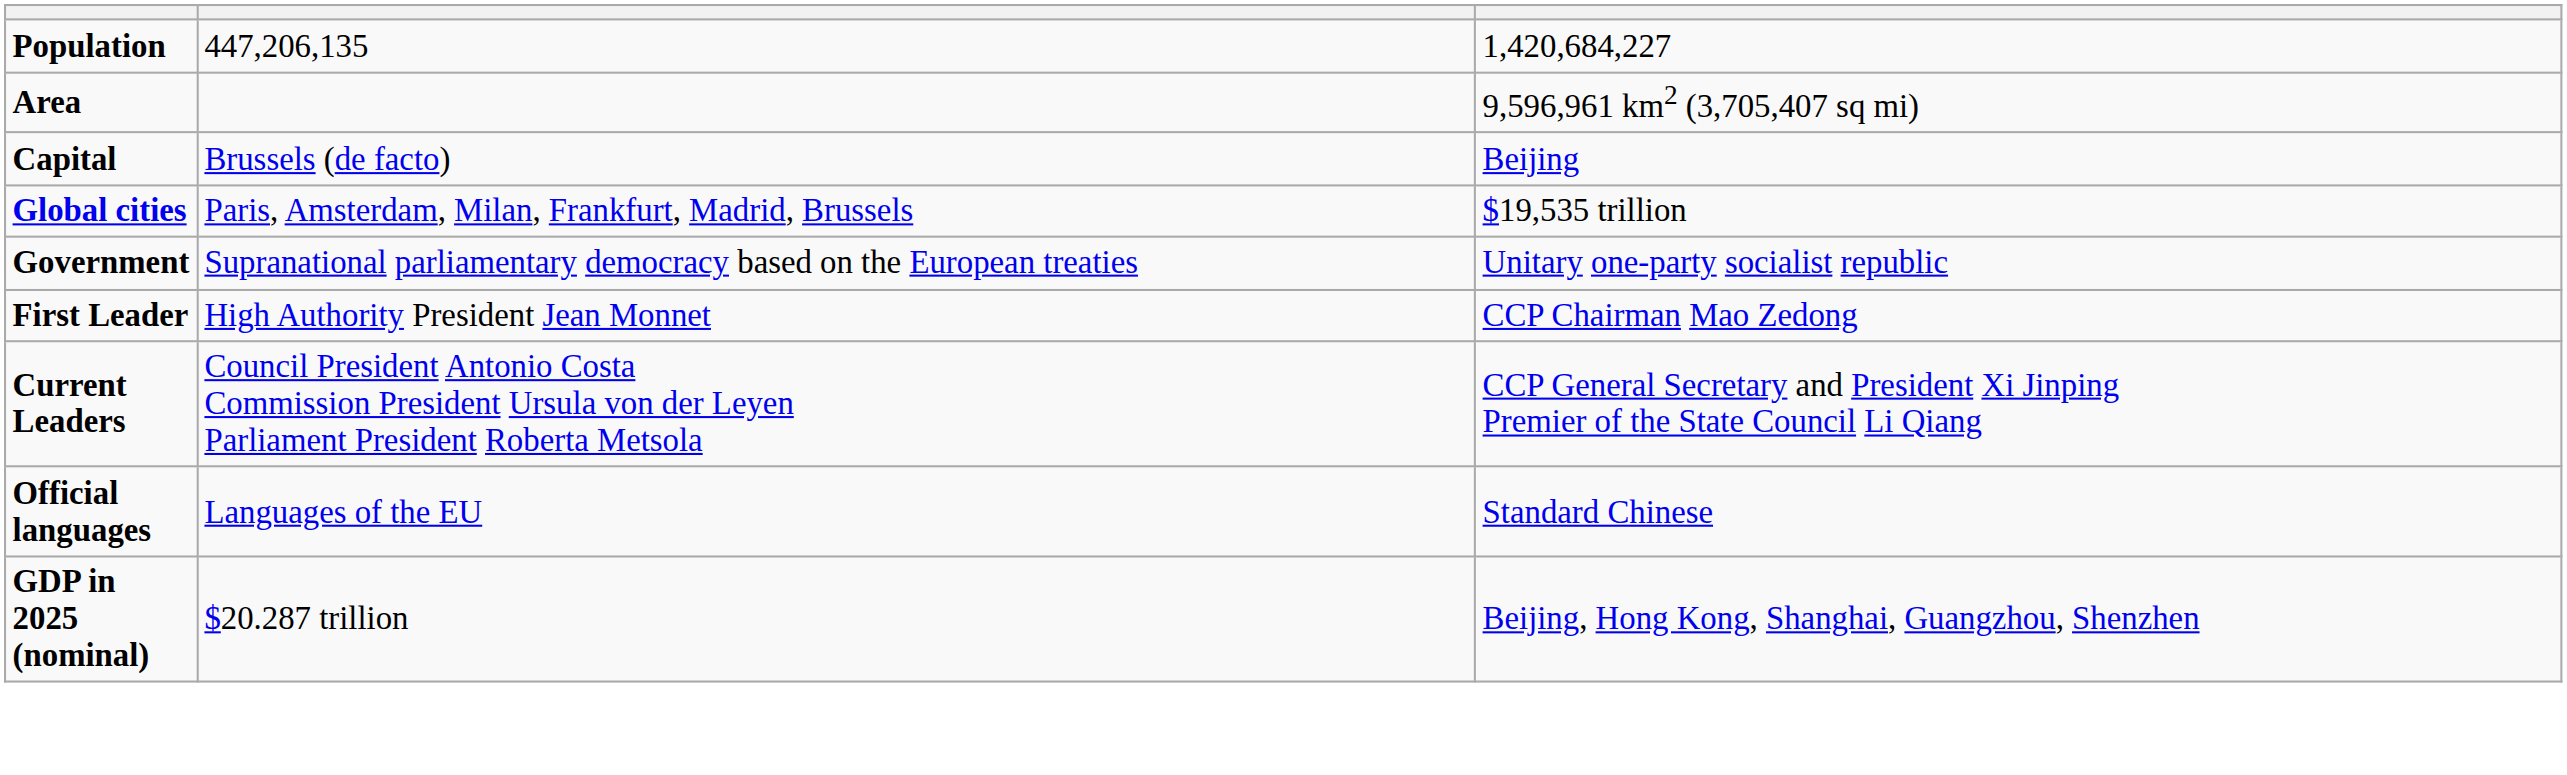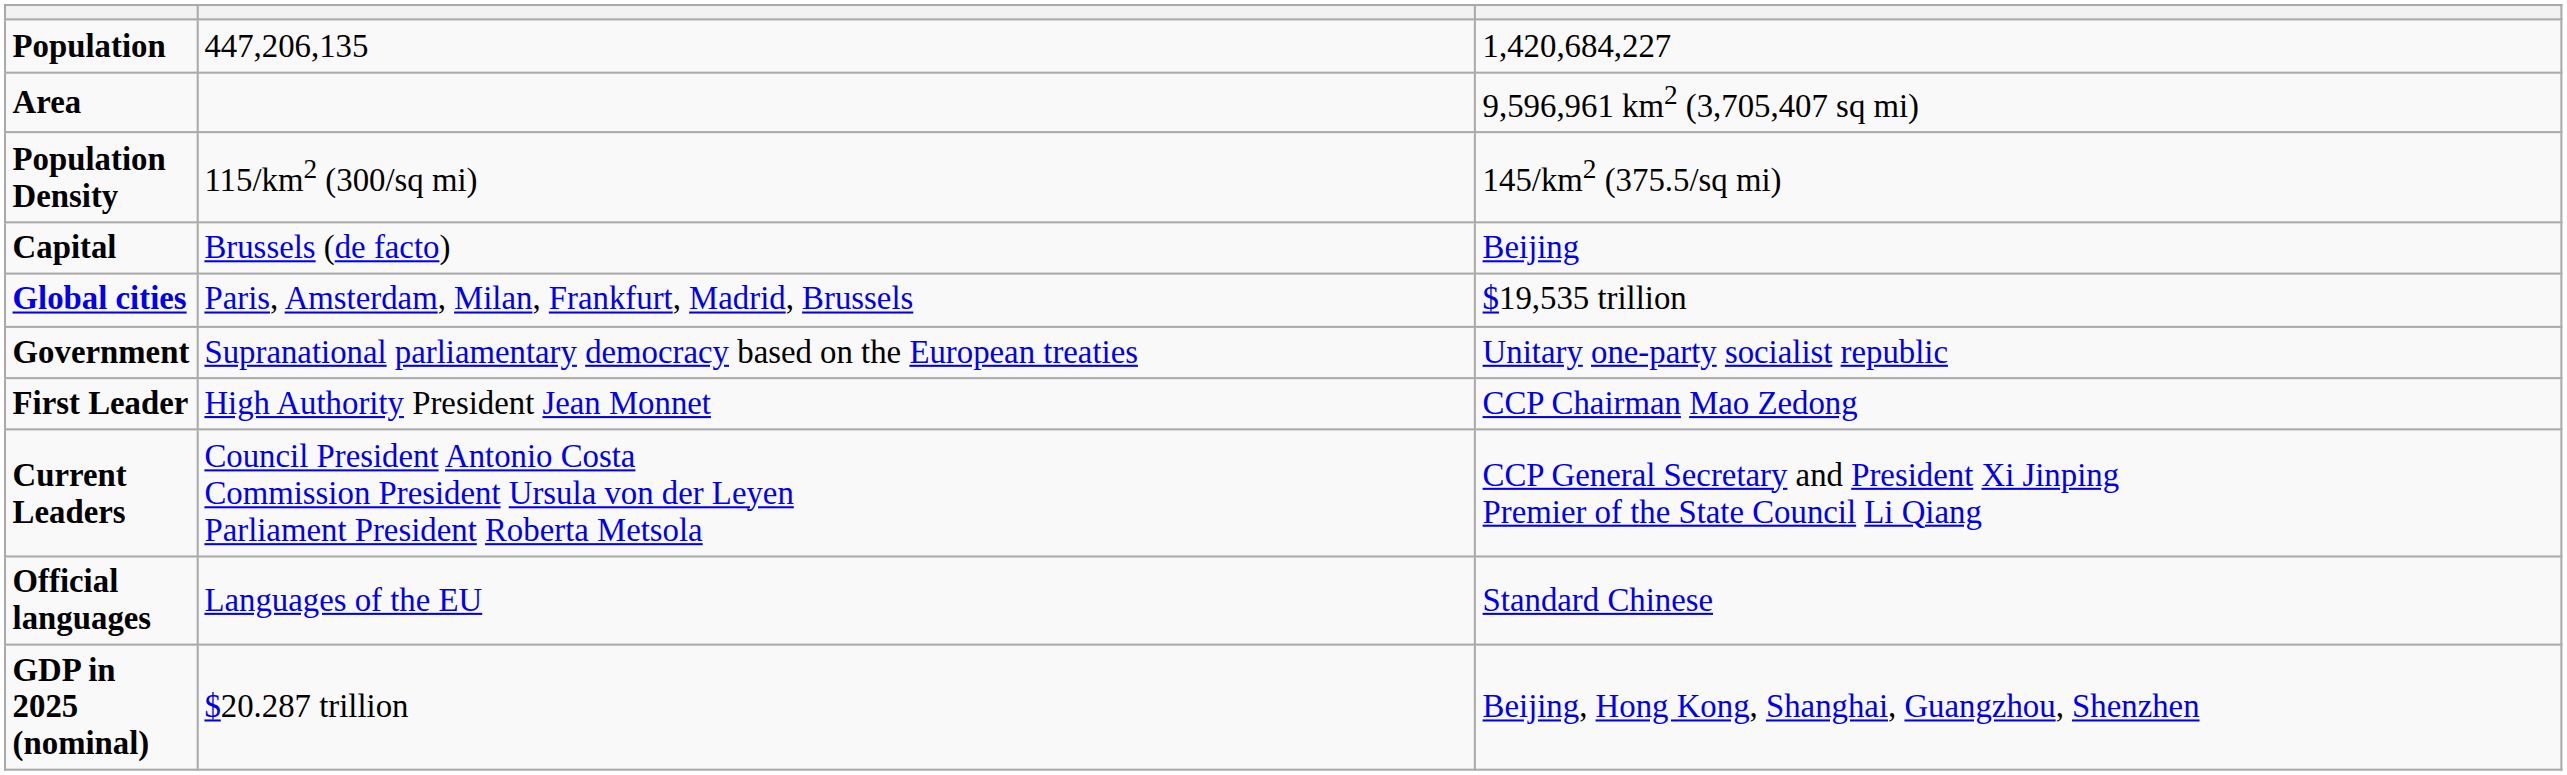+ row: (89, 176)
